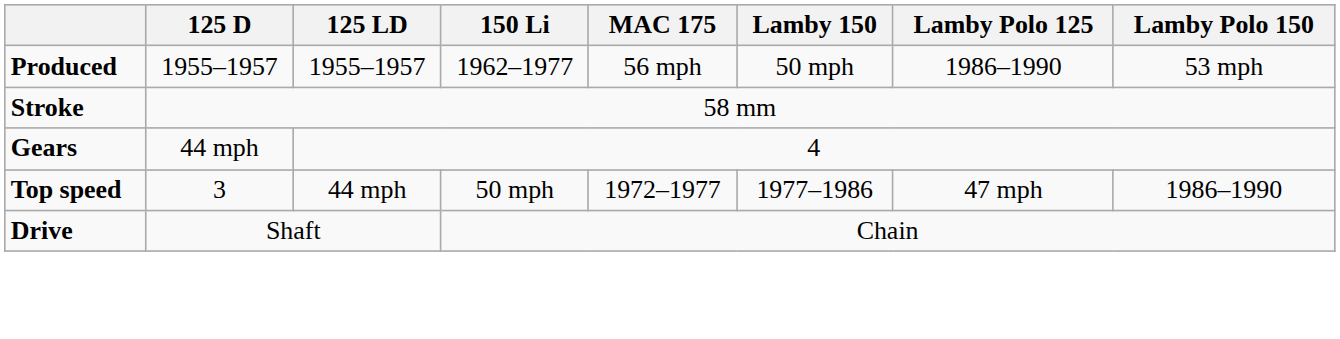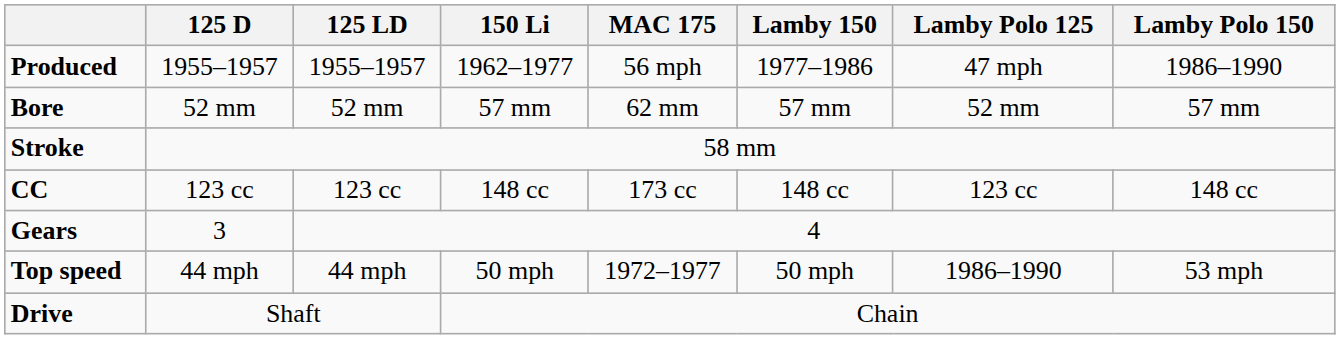(815, 66) 50 mph -> (815, 66) 1977–1986
(1003, 66) 1986–1990 -> (1003, 66) 47 mph
(1224, 66) 53 mph -> (1224, 66) 1986–1990
+ row: (37, 107)
+ row: (30, 189)
(219, 148) 44 mph -> (219, 230) 3
(219, 189) 3 -> (219, 271) 44 mph
(815, 189) 1977–1986 -> (815, 271) 50 mph
(1003, 189) 47 mph -> (1003, 271) 1986–1990
(1224, 189) 1986–1990 -> (1224, 271) 53 mph
